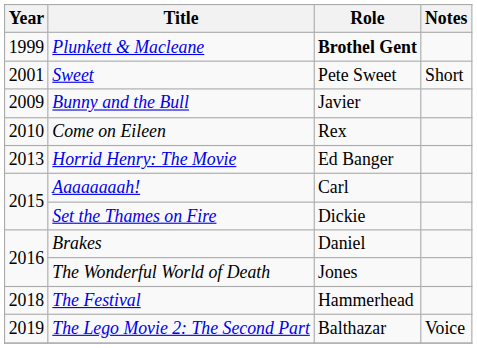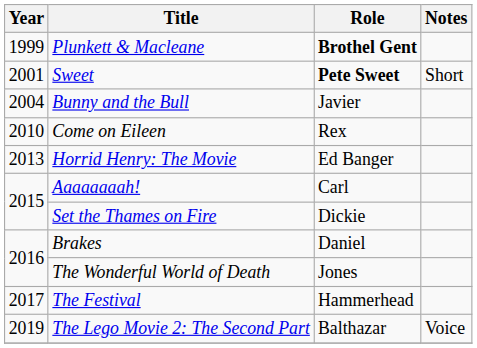(357, 74) normal -> (359, 74) bold
(26, 103) 2009 -> (26, 103) 2004
(26, 300) 2018 -> (26, 300) 2017
